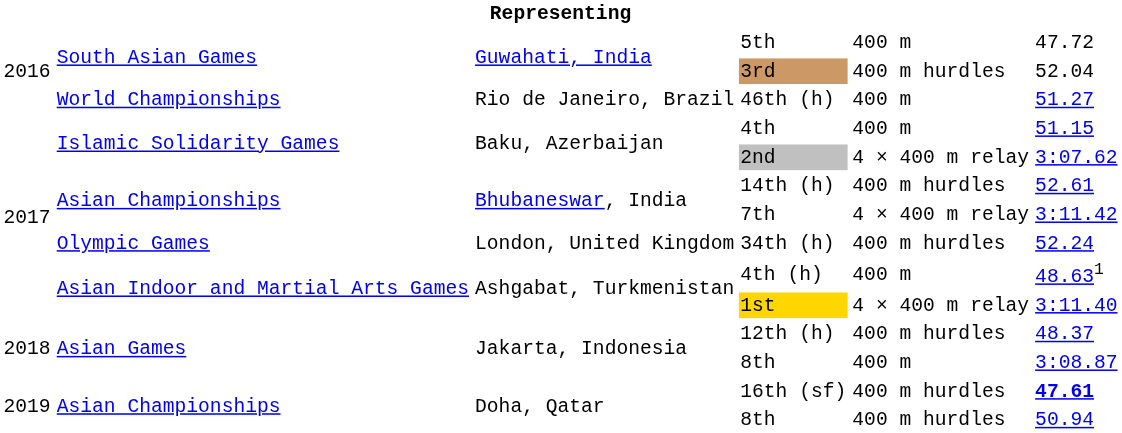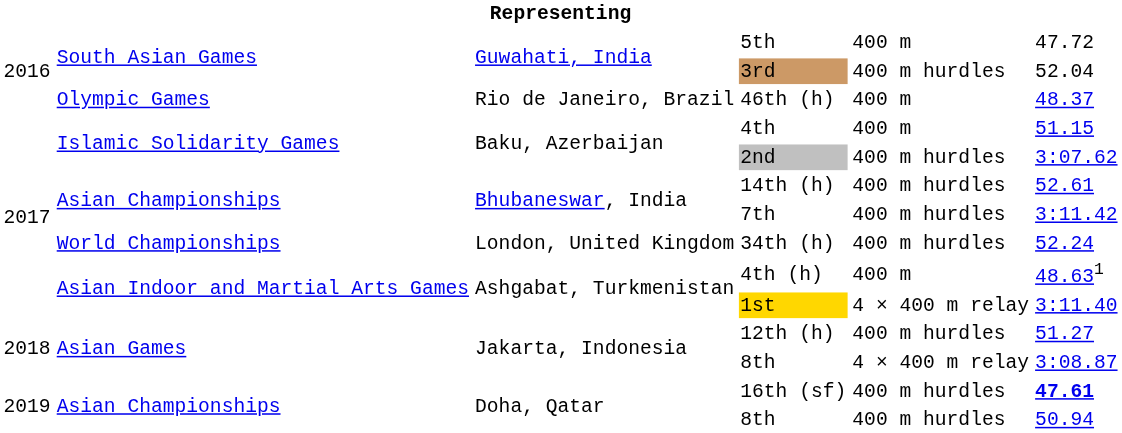(169, 100) World Championships -> (133, 100) Olympic Games
(1065, 100) 51.27 -> (1065, 100) 48.37
(941, 157) 4 × 400 m relay -> (929, 157) 400 m hurdles
(941, 215) 4 × 400 m relay -> (929, 215) 400 m hurdles
(133, 243) Olympic Games -> (169, 243) World Championships
(1065, 334) 48.37 -> (1065, 334) 51.27
(882, 363) 400 m -> (941, 363) 4 × 400 m relay
